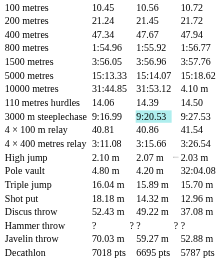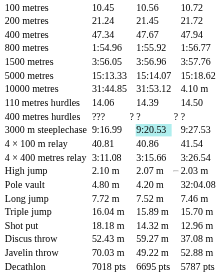+ row: (43, 116)
+ row: (27, 198)
(153, 212) 49.22 m -> (153, 239) 59.27 m
- row: (35, 225)
(153, 239) 59.27 m -> (153, 253) 49.22 m
